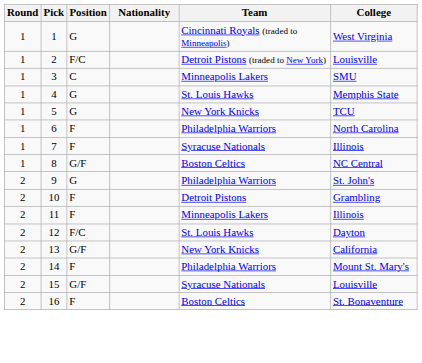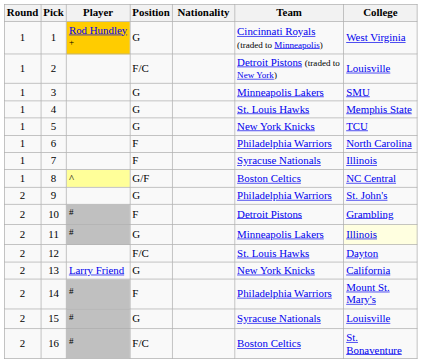+ column: (98, 13)
(73, 77) C -> (136, 92) G
(72, 215) F -> (136, 234) G
(348, 215) no background -> (362, 234) lightyellow background
(78, 249) G/F -> (136, 270) G
(78, 284) G/F -> (136, 318) G
(72, 301) F -> (141, 343) F/C
